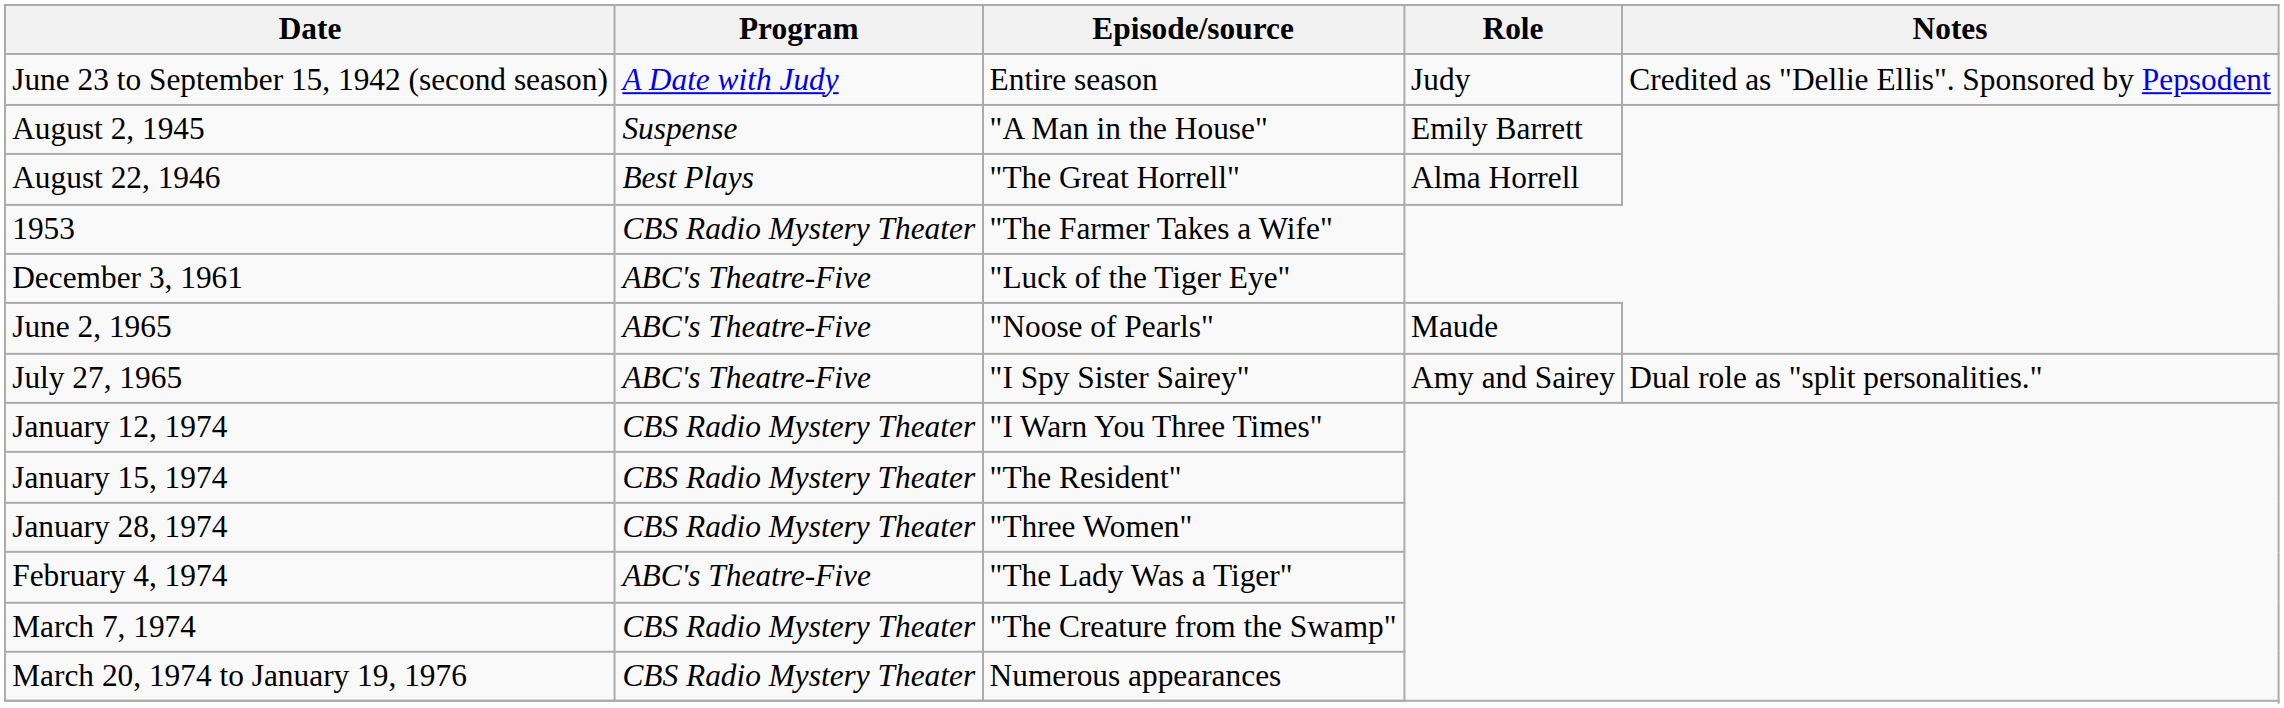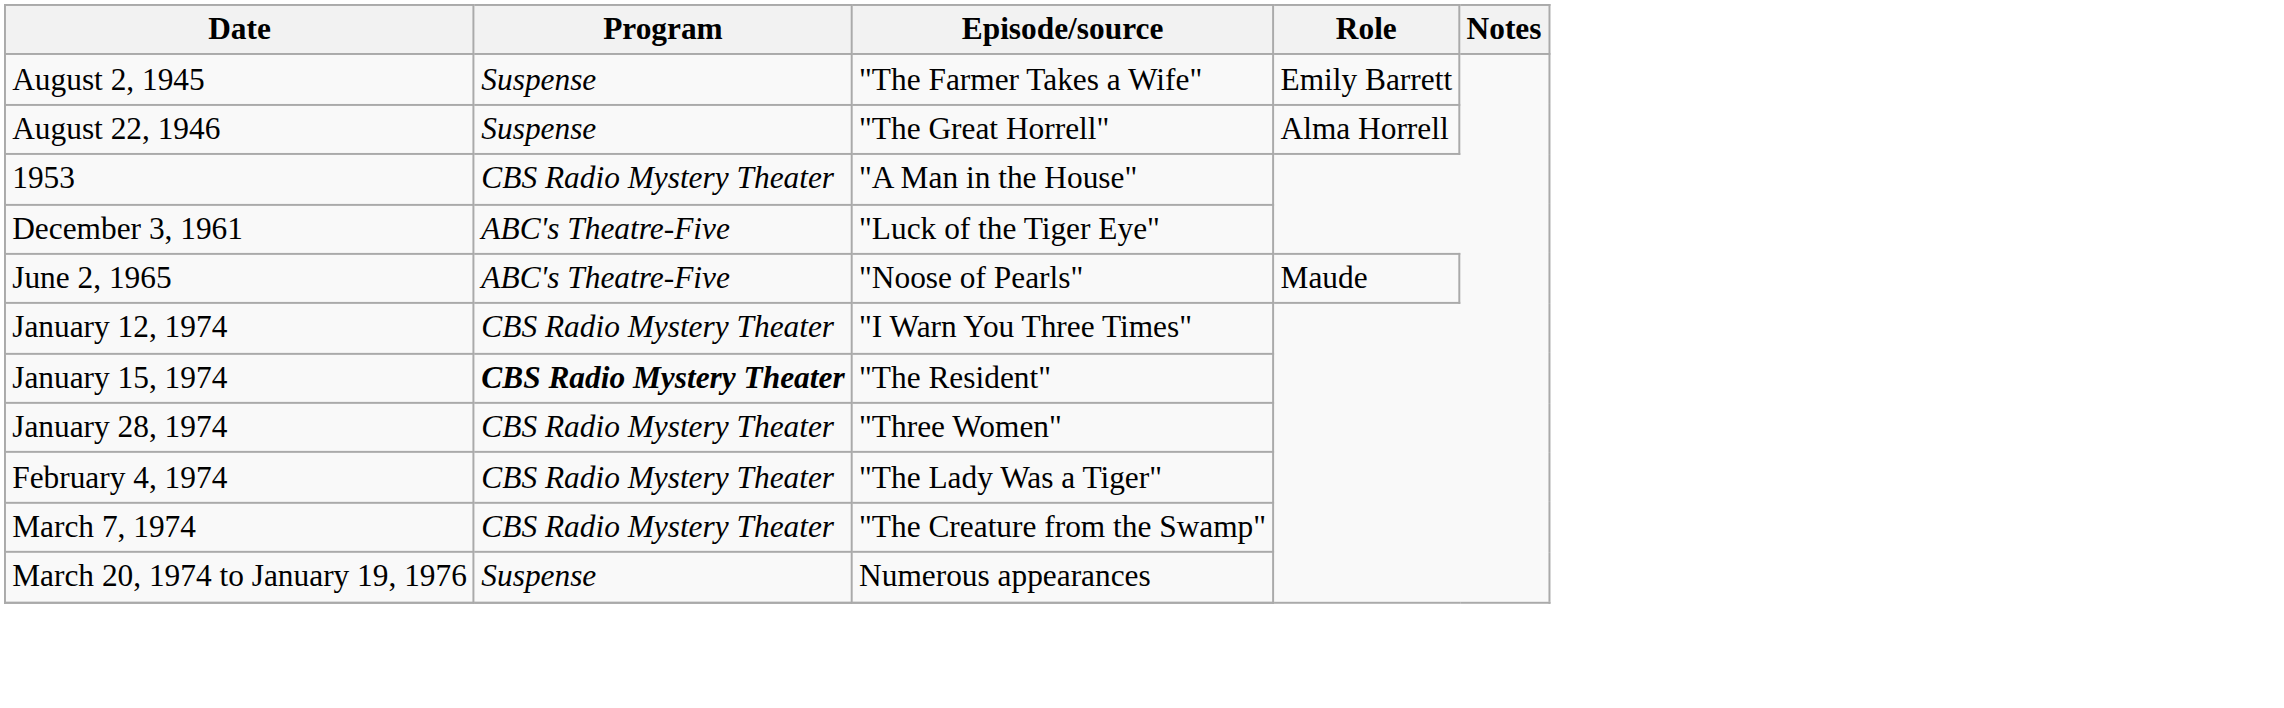- row: (310, 79)
(1129, 128) "A Man in the House" -> (1031, 79) "The Farmer Takes a Wife"
(688, 178) Best Plays -> (539, 128) Suspense
(1161, 228) "The Farmer Takes a Wife" -> (998, 178) "A Man in the House"
- row: (97, 377)
(799, 476) normal -> (663, 377) bold
(747, 576) ABC's Theatre-Five -> (658, 476) CBS Radio Mystery Theater
(799, 675) CBS Radio Mystery Theater -> (539, 576) Suspense
